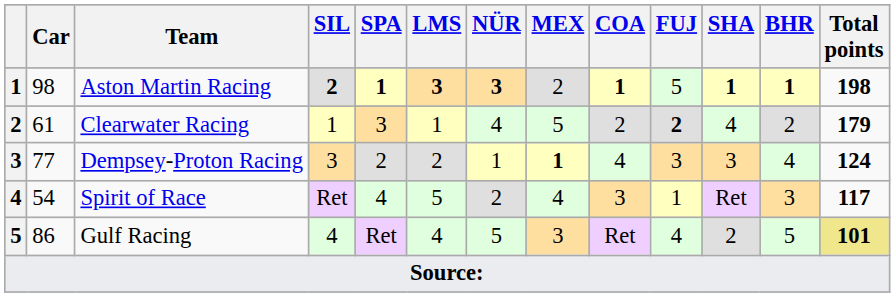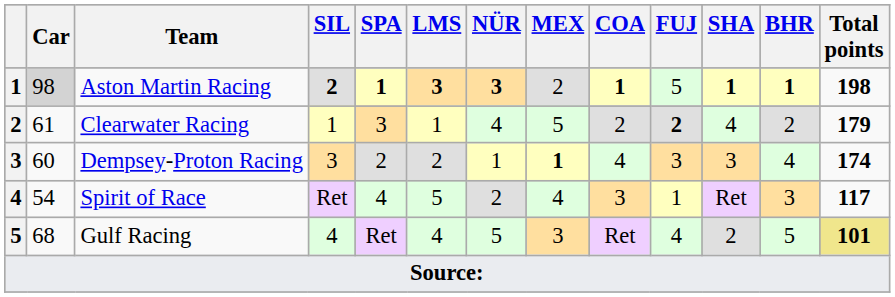(43, 86) no background -> (43, 86) lightgrey background
(43, 161) 77 -> (43, 161) 60
(854, 161) 124 -> (854, 161) 174
(43, 235) 86 -> (43, 235) 68
